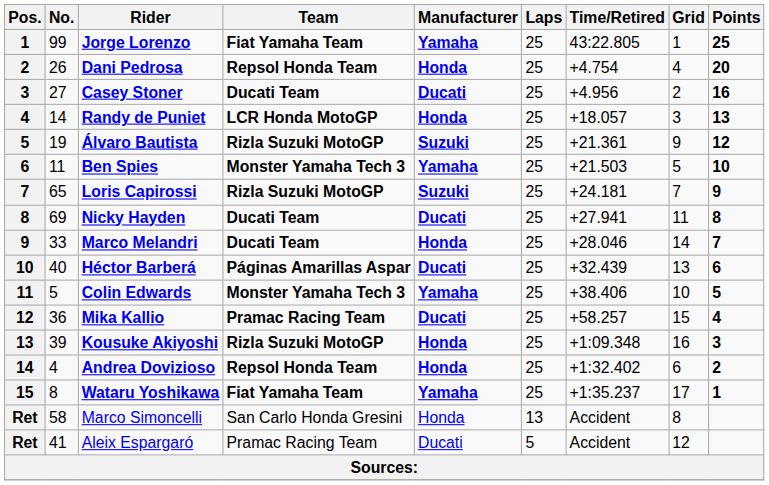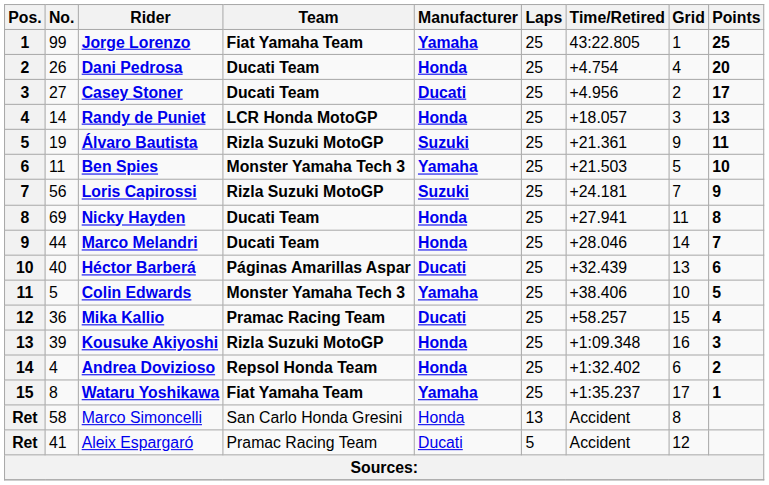(302, 67) Repsol Honda Team -> (273, 67) Ducati Team
(721, 92) 16 -> (721, 92) 17
(721, 142) 12 -> (721, 142) 11
(58, 192) 65 -> (58, 192) 56
(442, 217) Ducati -> (443, 217) Honda
(58, 242) 33 -> (58, 242) 44
